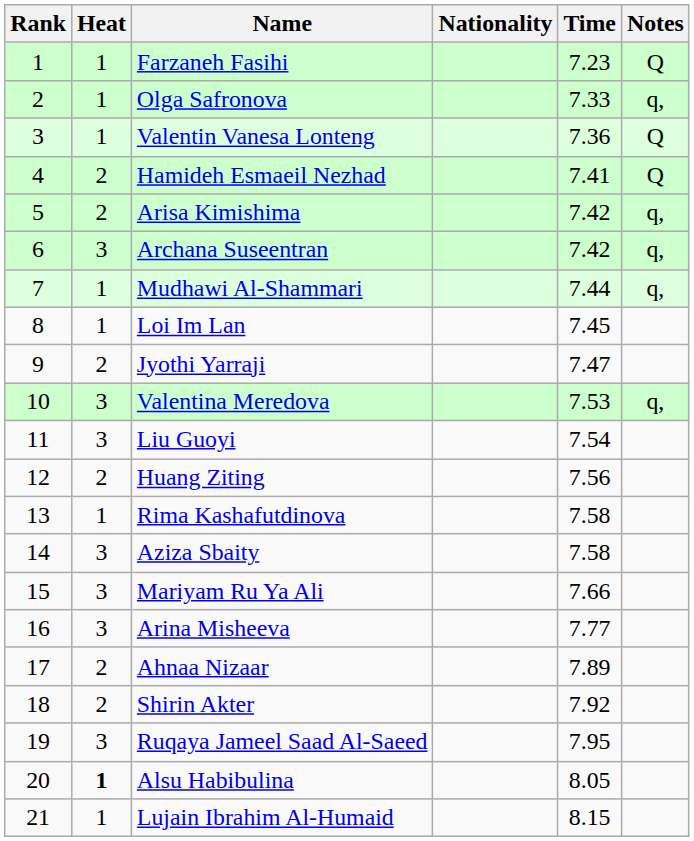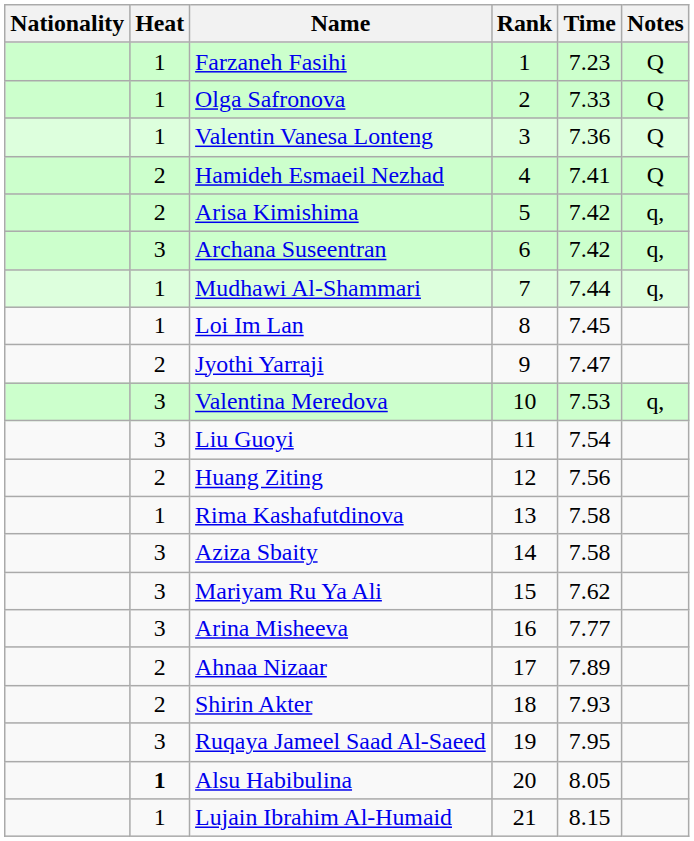columns swapped: (38, 23) <-> (495, 23)
(655, 99) q, -> (655, 99) Q
(590, 590) 7.66 -> (590, 590) 7.62
(590, 703) 7.92 -> (590, 703) 7.93
